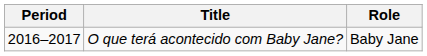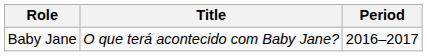columns swapped: (44, 16) <-> (384, 16)
